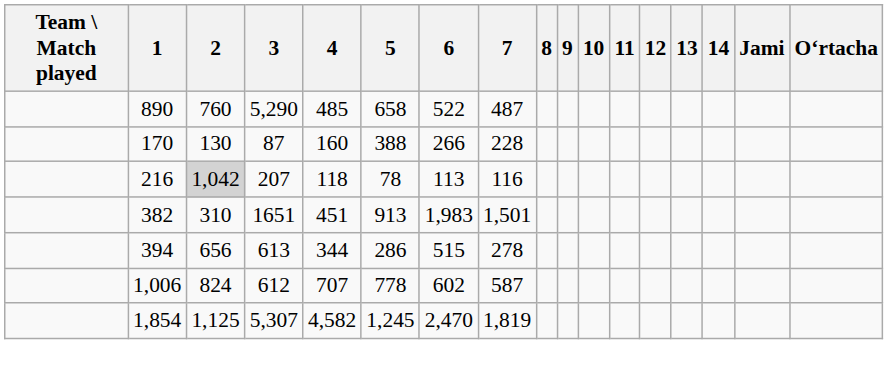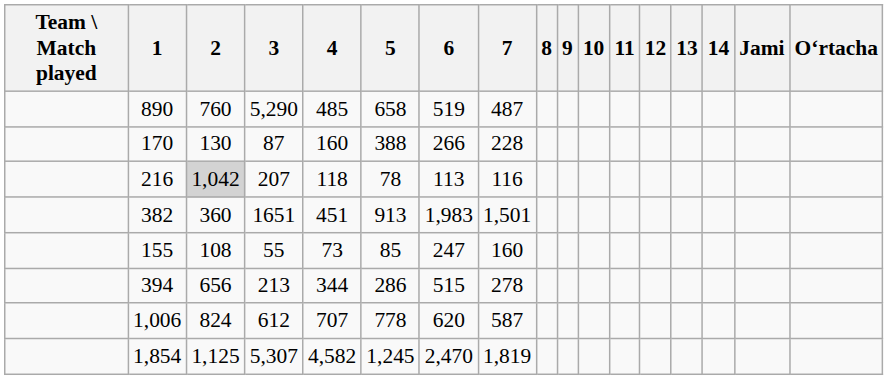(449, 108) 522 -> (449, 108) 519
(216, 214) 310 -> (216, 214) 360
+ row: (157, 250)
(274, 250) 613 -> (274, 285) 213
(449, 285) 602 -> (449, 320) 620
